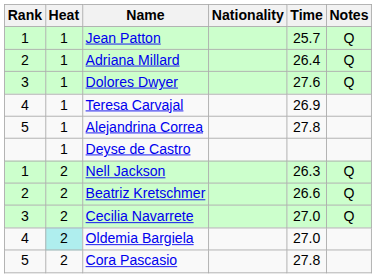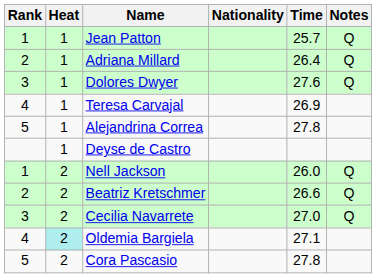(307, 171) 26.3 -> (307, 171) 26.0
(307, 238) 27.0 -> (307, 238) 27.1
